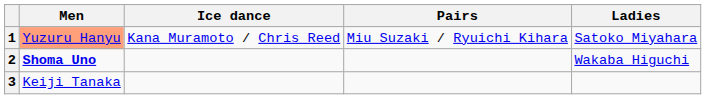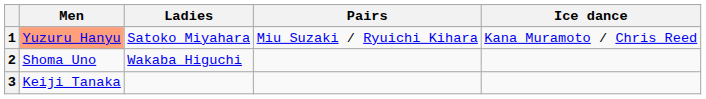columns swapped: (636, 16) <-> (234, 16)
(59, 60) bold -> (59, 60) normal
